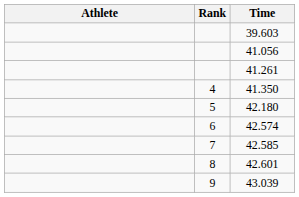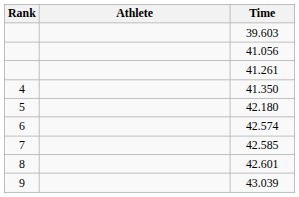columns swapped: (212, 13) <-> (100, 13)
